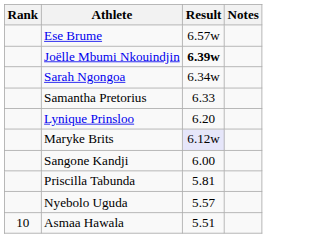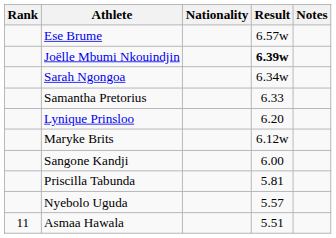+ column: (217, 14)
(204, 139) lavender background -> (272, 139) no background
(23, 222) 10 -> (23, 222) 11
